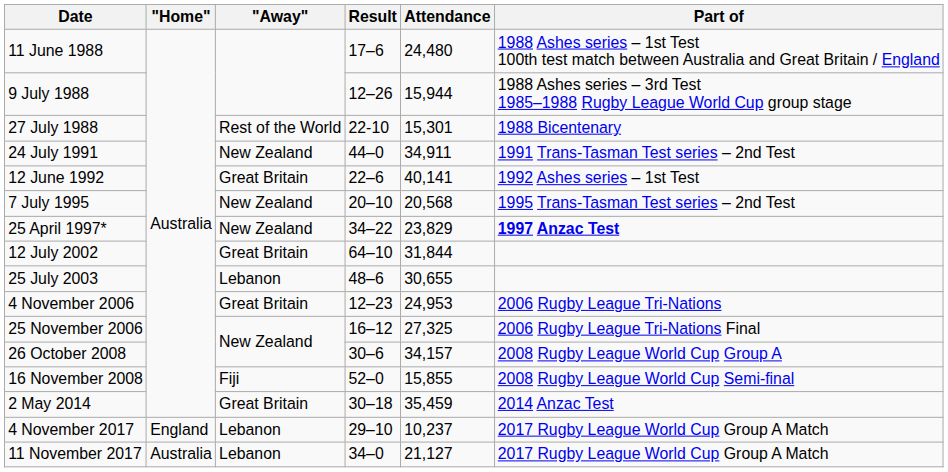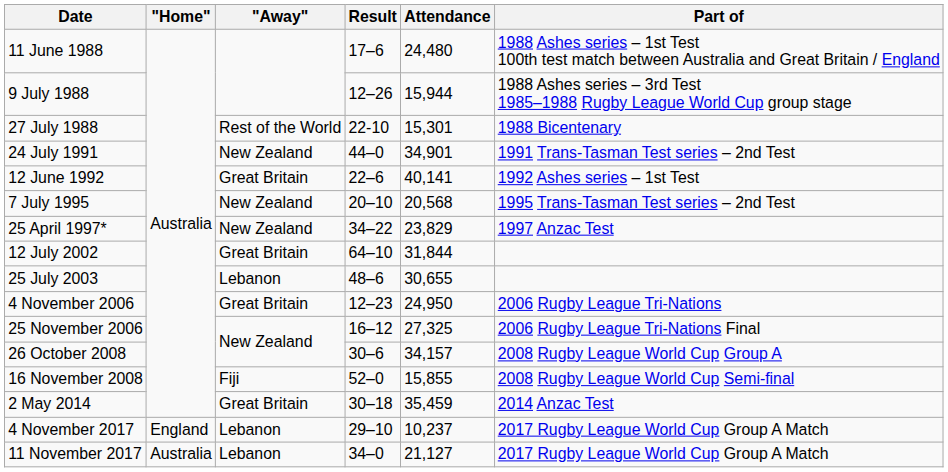(428, 153) 34,911 -> (428, 153) 34,901
(559, 228) bold -> (556, 228) normal
(428, 303) 24,953 -> (428, 303) 24,950
